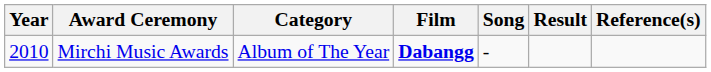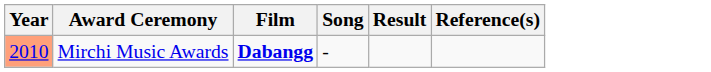- column: (313, 20)
(29, 51) no background -> (29, 51) lightsalmon background
